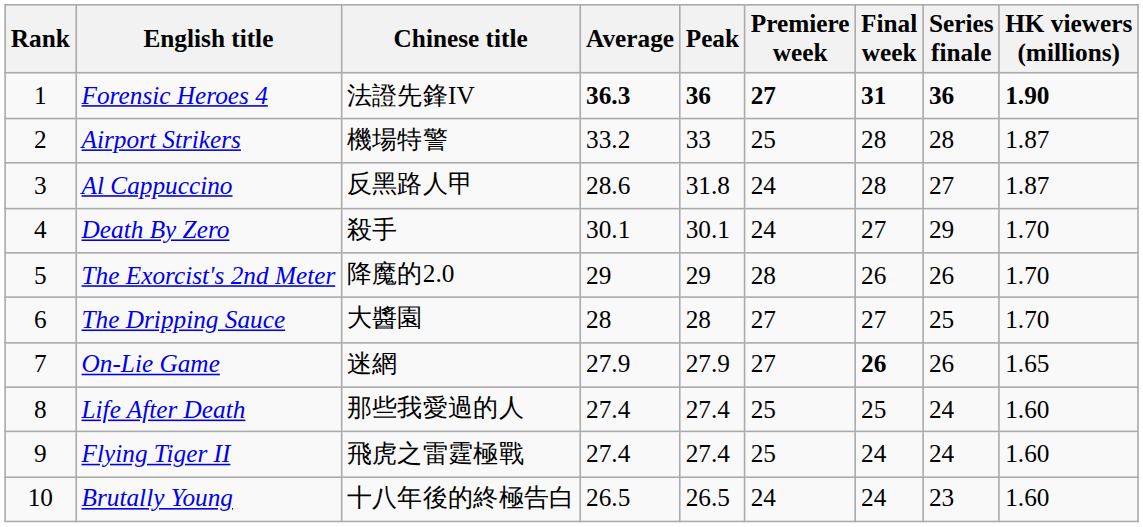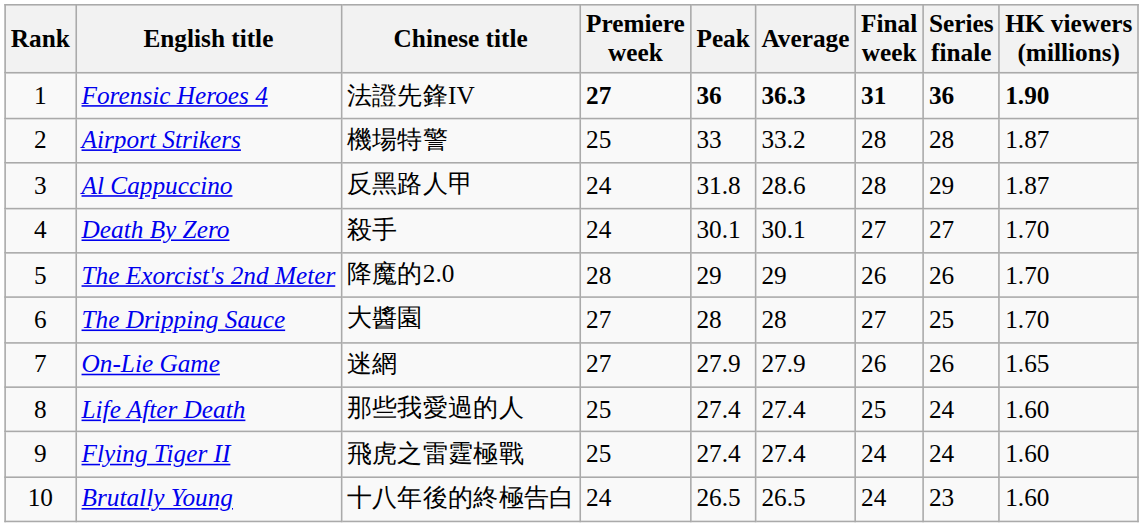columns swapped: (630, 38) <-> (800, 38)
(942, 185) 27 -> (942, 185) 29
(942, 229) 29 -> (942, 229) 27
(874, 364) bold -> (874, 364) normal
